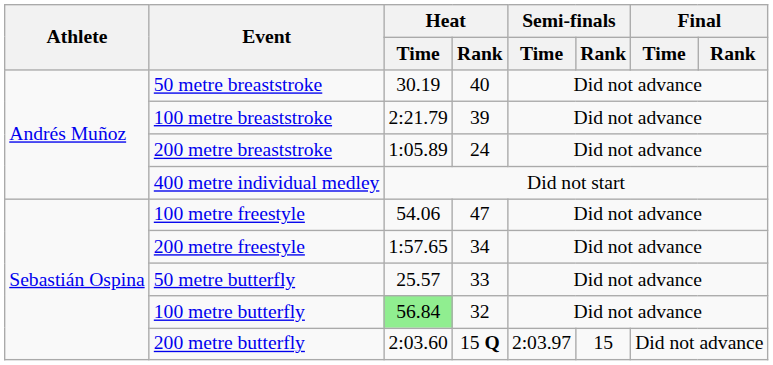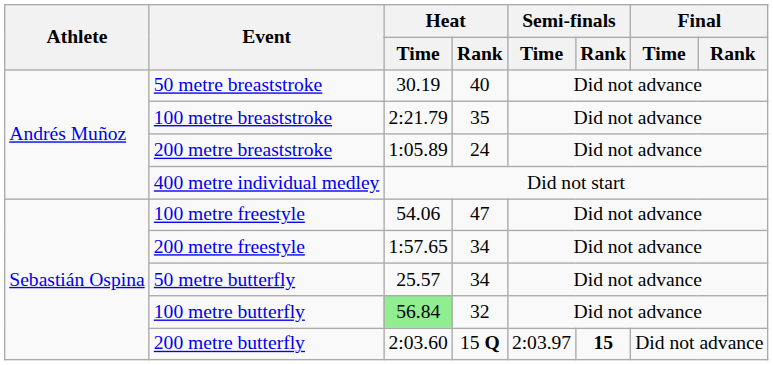(480, 117) 39 -> (480, 117) 35
(480, 279) 33 -> (480, 279) 34
(603, 344) normal -> (603, 344) bold
